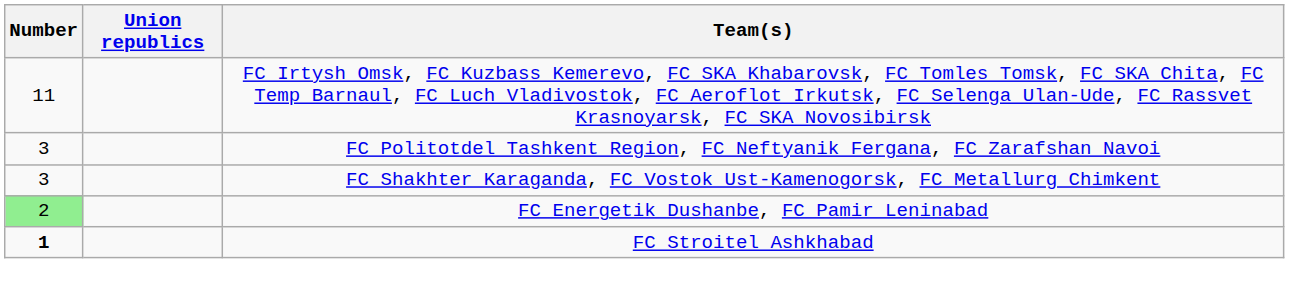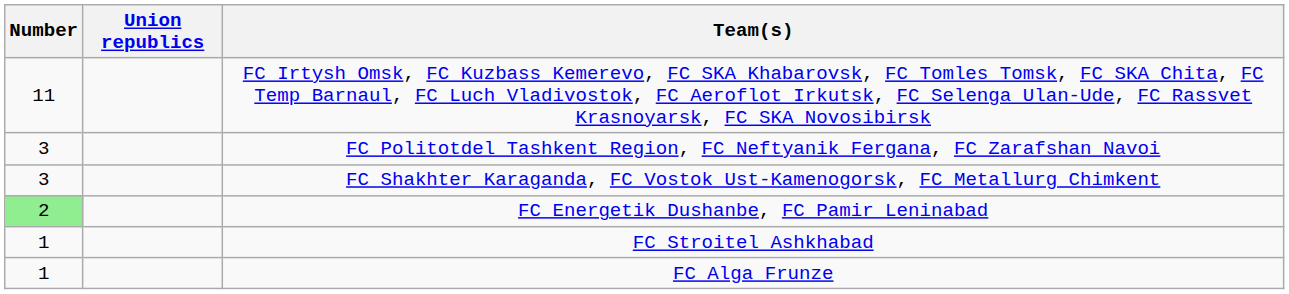(44, 242) bold -> (44, 242) normal
+ row: (753, 273)
